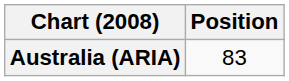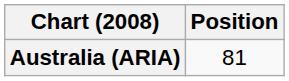(234, 57) 83 -> (234, 57) 81
